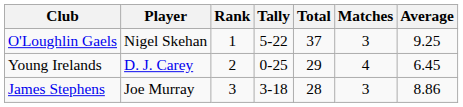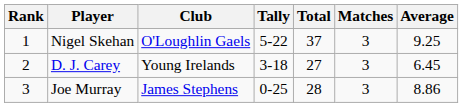columns swapped: (232, 16) <-> (63, 16)
(274, 65) 0-25 -> (274, 65) 3-18
(314, 65) 29 -> (314, 65) 27
(366, 65) 4 -> (366, 65) 3
(274, 89) 3-18 -> (274, 89) 0-25
